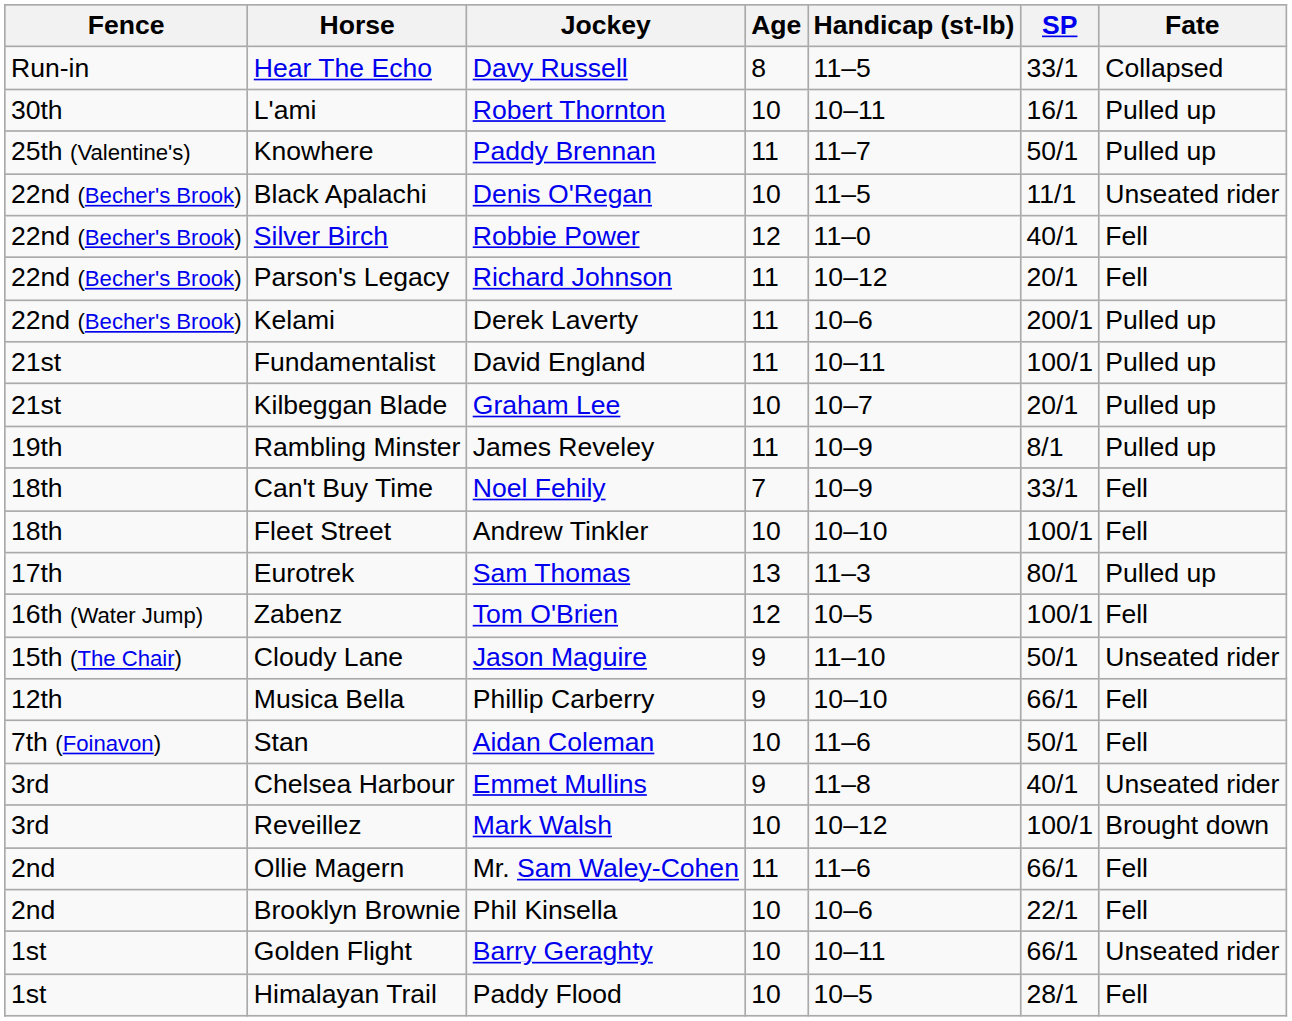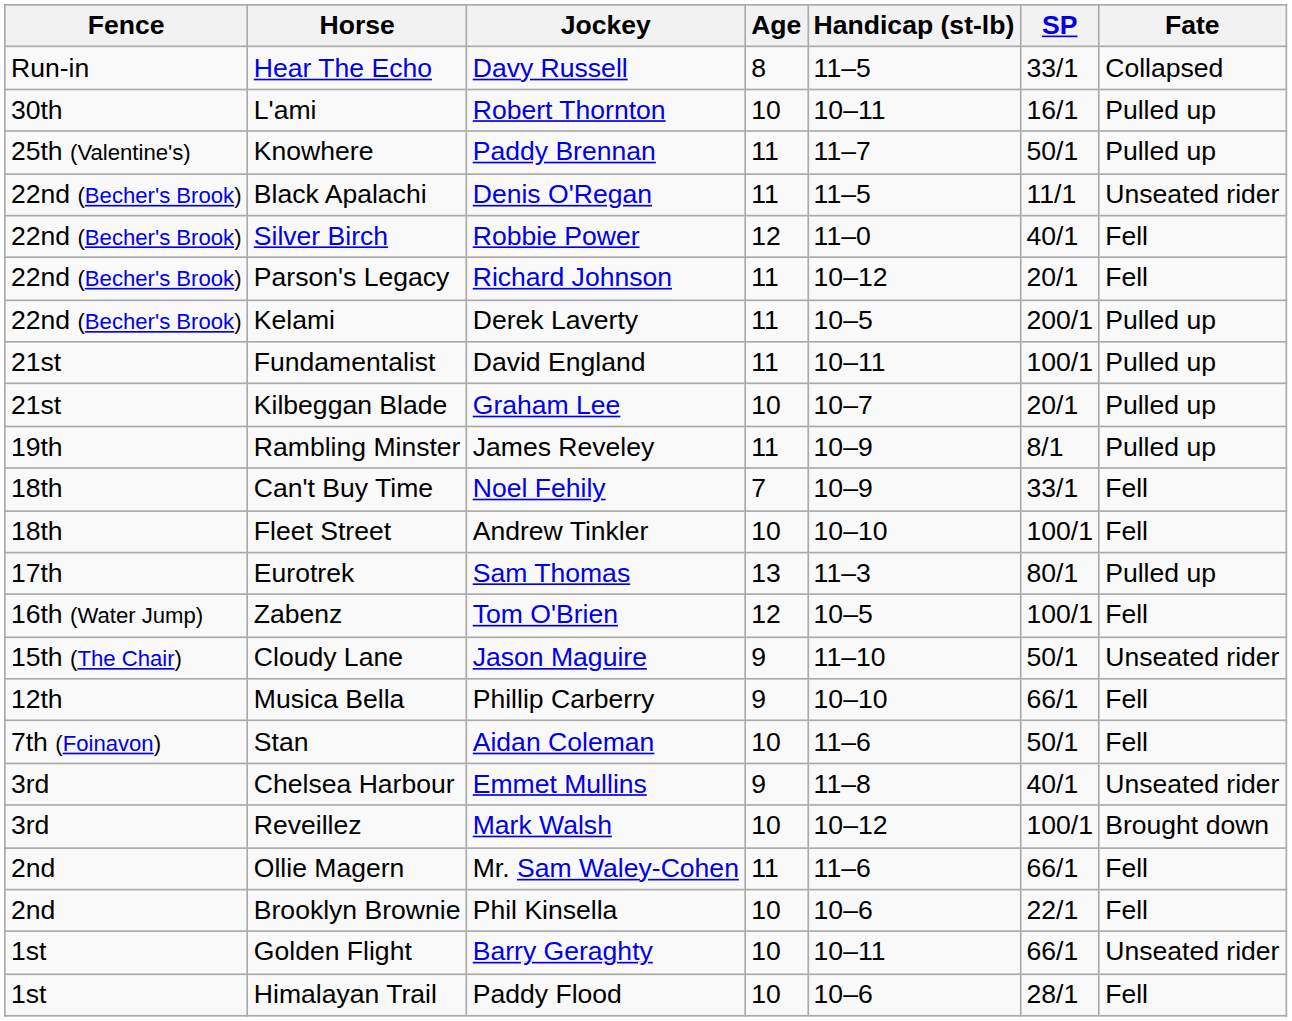(766, 194) 10 -> (765, 194) 11
(843, 320) 10–6 -> (843, 320) 10–5
(843, 994) 10–5 -> (843, 994) 10–6
